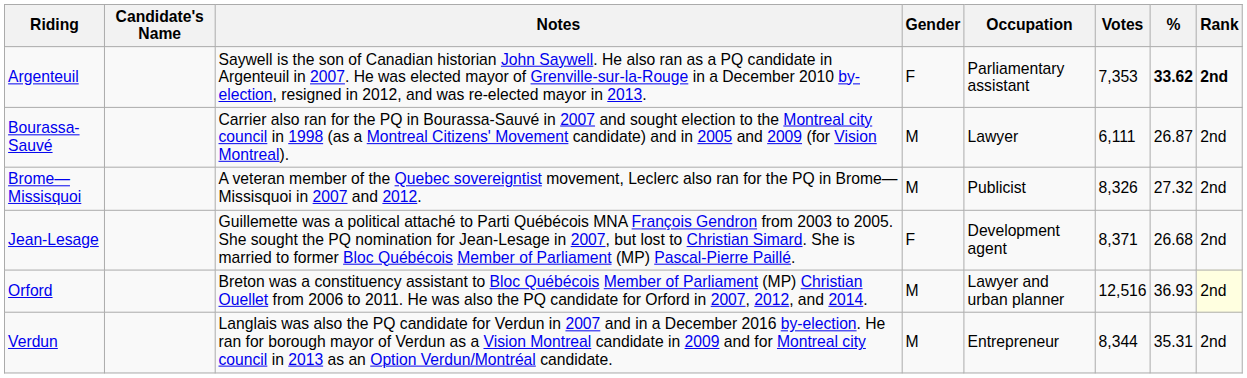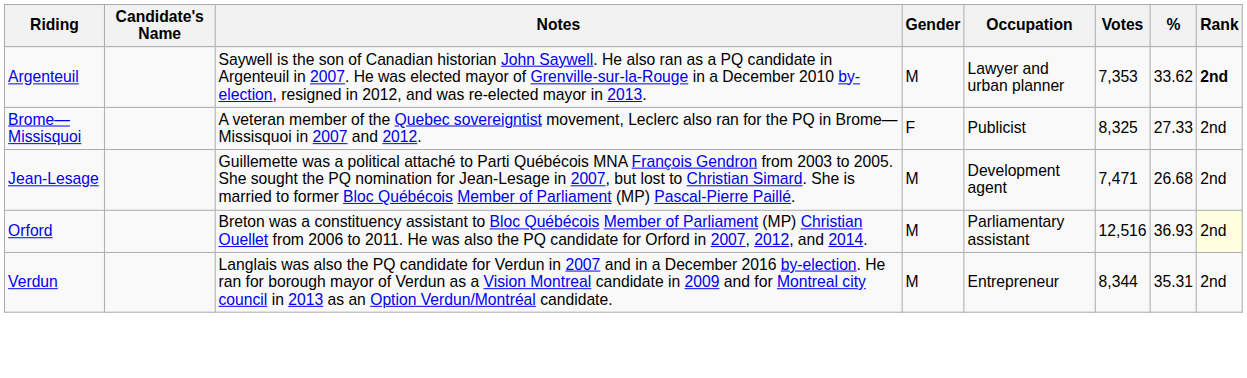(910, 77) F -> (912, 77) M
(1016, 77) Parliamentary assistant -> (1016, 77) Lawyer and urban planner
(1173, 77) bold -> (1173, 77) normal
- row: (44, 137)
(912, 188) M -> (910, 128) F
(1118, 188) 8,326 -> (1118, 128) 8,325
(1173, 188) 27.32 -> (1173, 128) 27.33
(910, 239) F -> (912, 179) M
(1118, 239) 8,371 -> (1118, 179) 7,471
(1016, 291) Lawyer and urban planner -> (1016, 231) Parliamentary assistant
